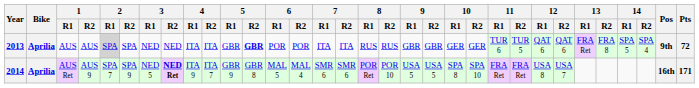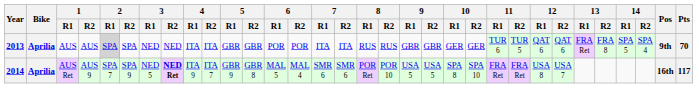(254, 46) bold -> (253, 46) normal
(685, 46) 72 -> (684, 46) 70
(685, 71) 171 -> (684, 71) 117
